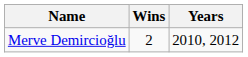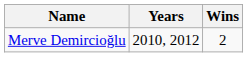columns swapped: (149, 16) <-> (206, 16)
